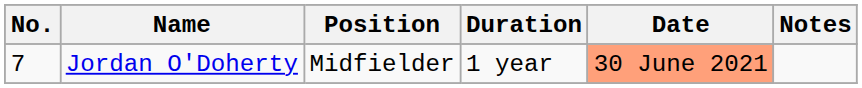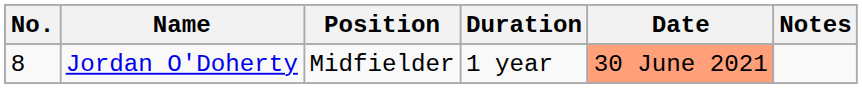(18, 64) 7 -> (18, 64) 8
